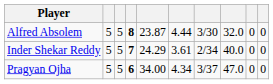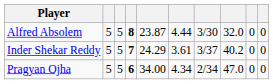(207, 50) 2/34 -> (207, 50) 3/37
(233, 50) 40.0 -> (233, 50) 40.2
(207, 69) 3/37 -> (207, 69) 2/34
